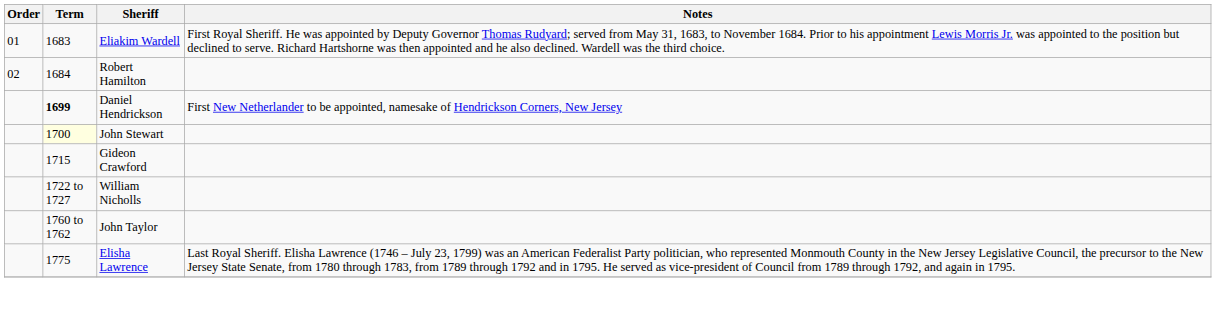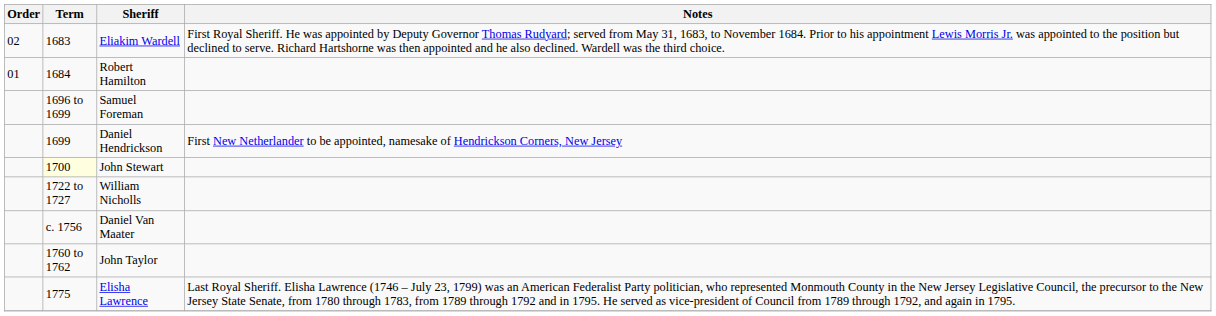(13, 40) 01 -> (13, 40) 02
(13, 74) 02 -> (13, 74) 01
+ row: (121, 107)
(58, 107) bold -> (58, 140) normal
- row: (123, 160)
+ row: (127, 227)
